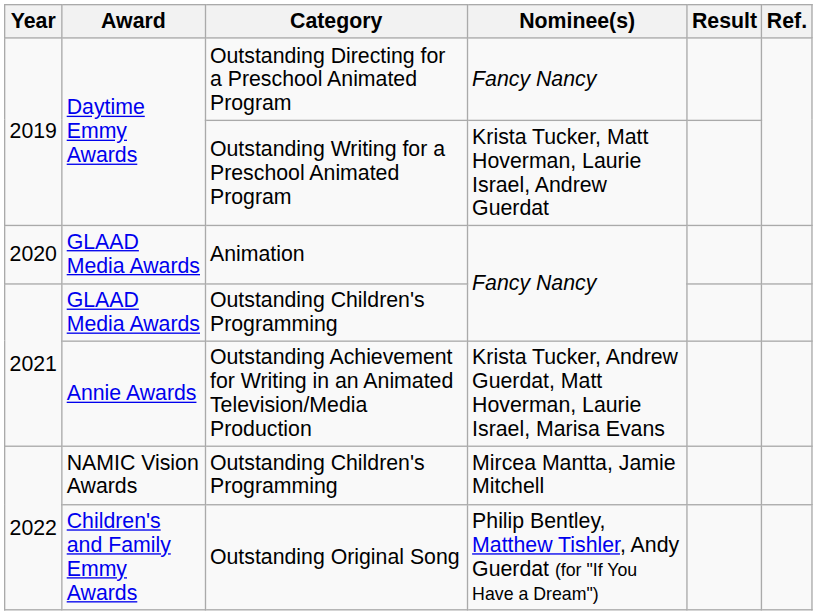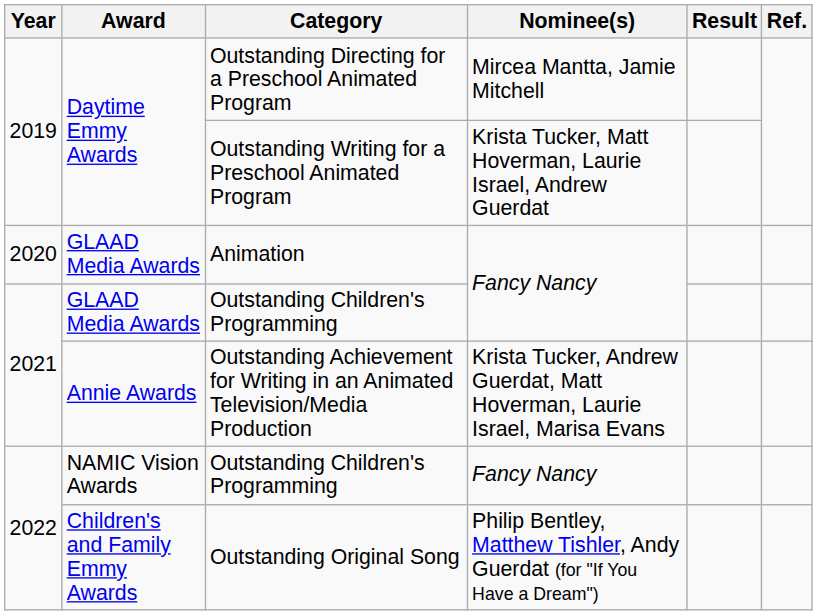(534, 79) Fancy Nancy -> (574, 79) Mircea Mantta, Jamie Mitchell
(574, 475) Mircea Mantta, Jamie Mitchell -> (534, 475) Fancy Nancy
